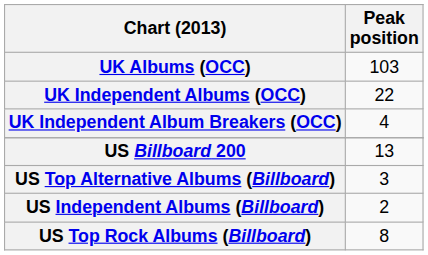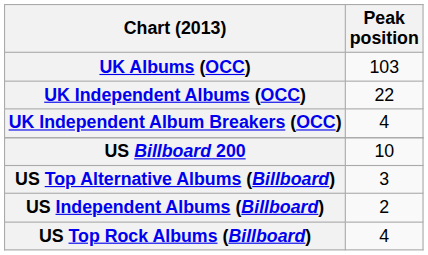(384, 151) 13 -> (384, 151) 10
(384, 235) 8 -> (384, 235) 4
